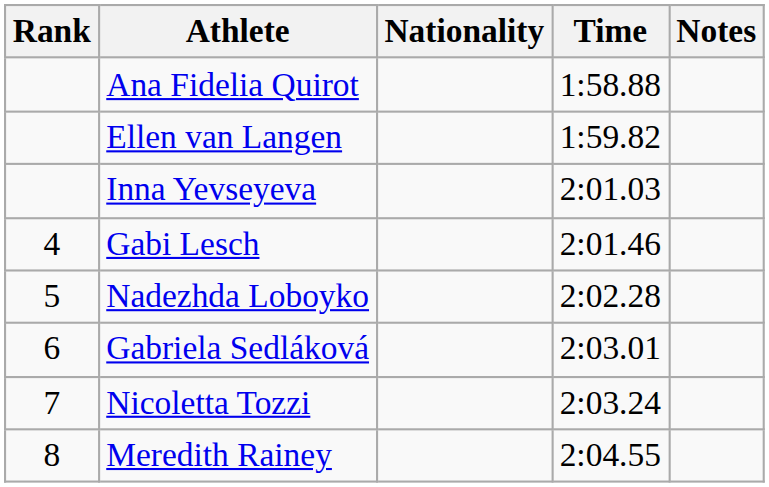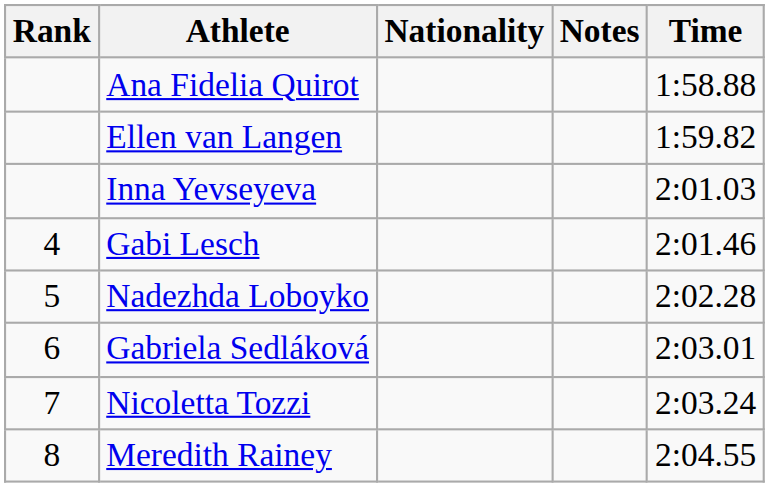columns swapped: (610, 31) <-> (716, 31)
